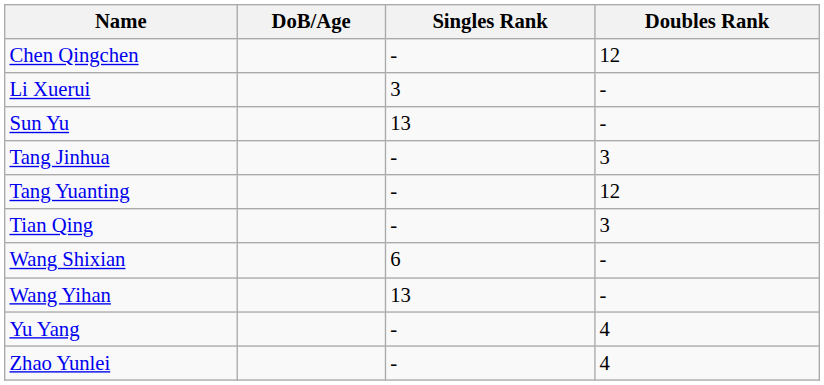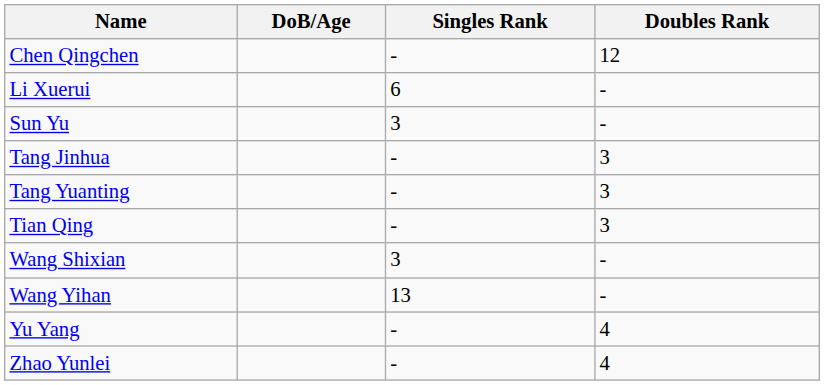(395, 89) 3 -> (395, 89) 6
(401, 123) 13 -> (395, 123) 3
(610, 192) 12 -> (605, 192) 3
(395, 260) 6 -> (395, 260) 3
